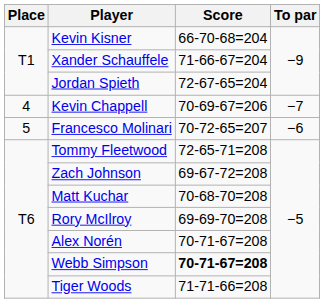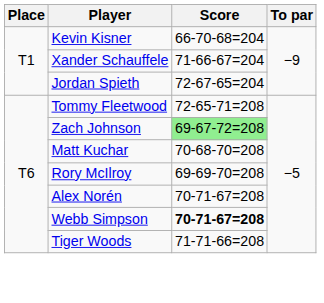- row: (99, 106)
- row: (112, 128)
(223, 173) no background -> (220, 128) lightgreen background
